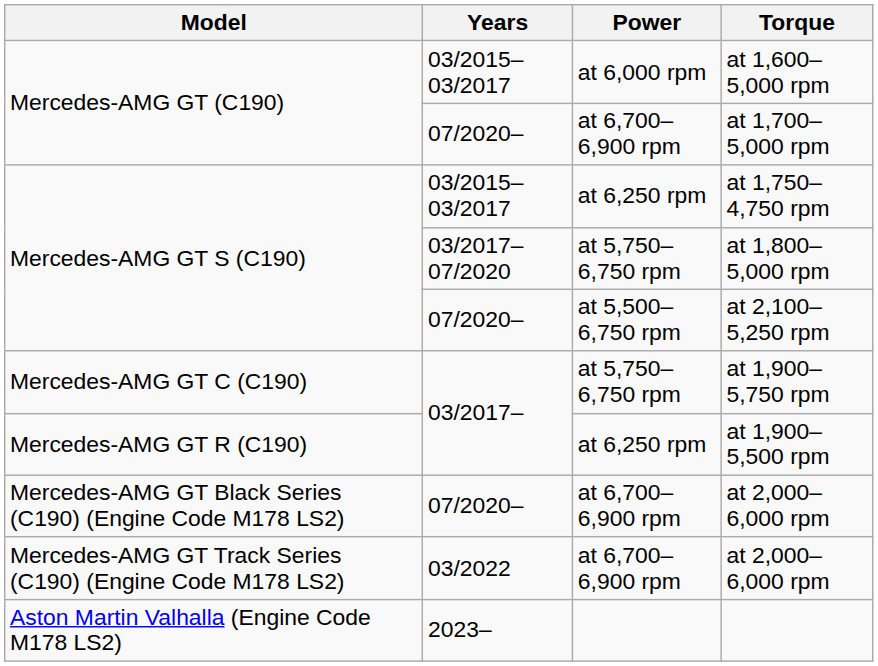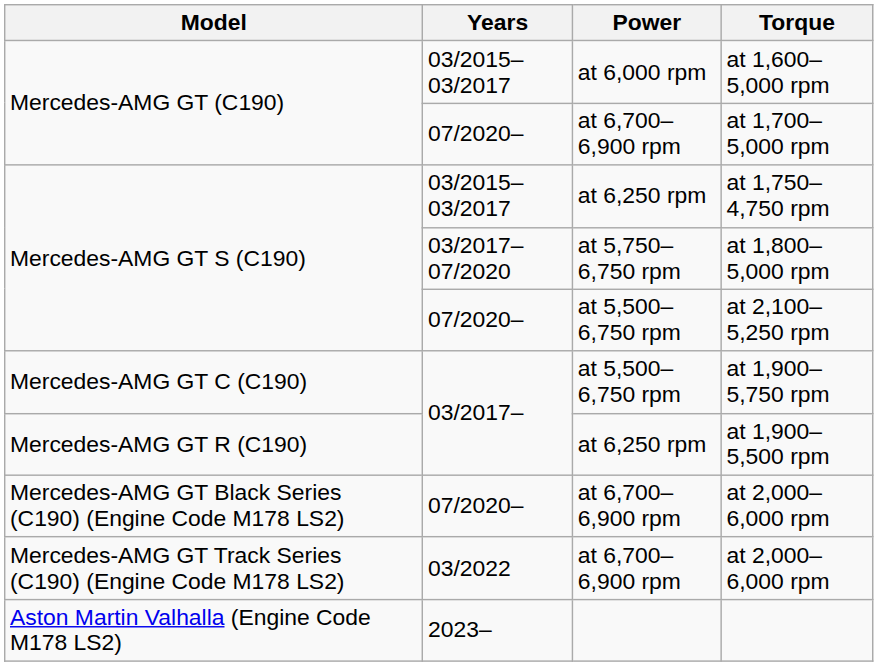(629, 381) at 5,750–6,750 rpm -> (629, 381) at 5,500–6,750 rpm
